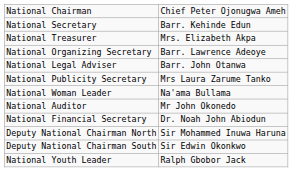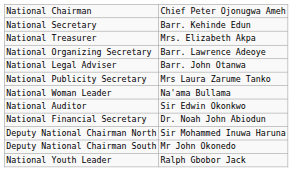(198, 106) Mr John Okonedo -> (203, 106) Sir Edwin Okonkwo
(203, 147) Sir Edwin Okonkwo -> (198, 147) Mr John Okonedo
